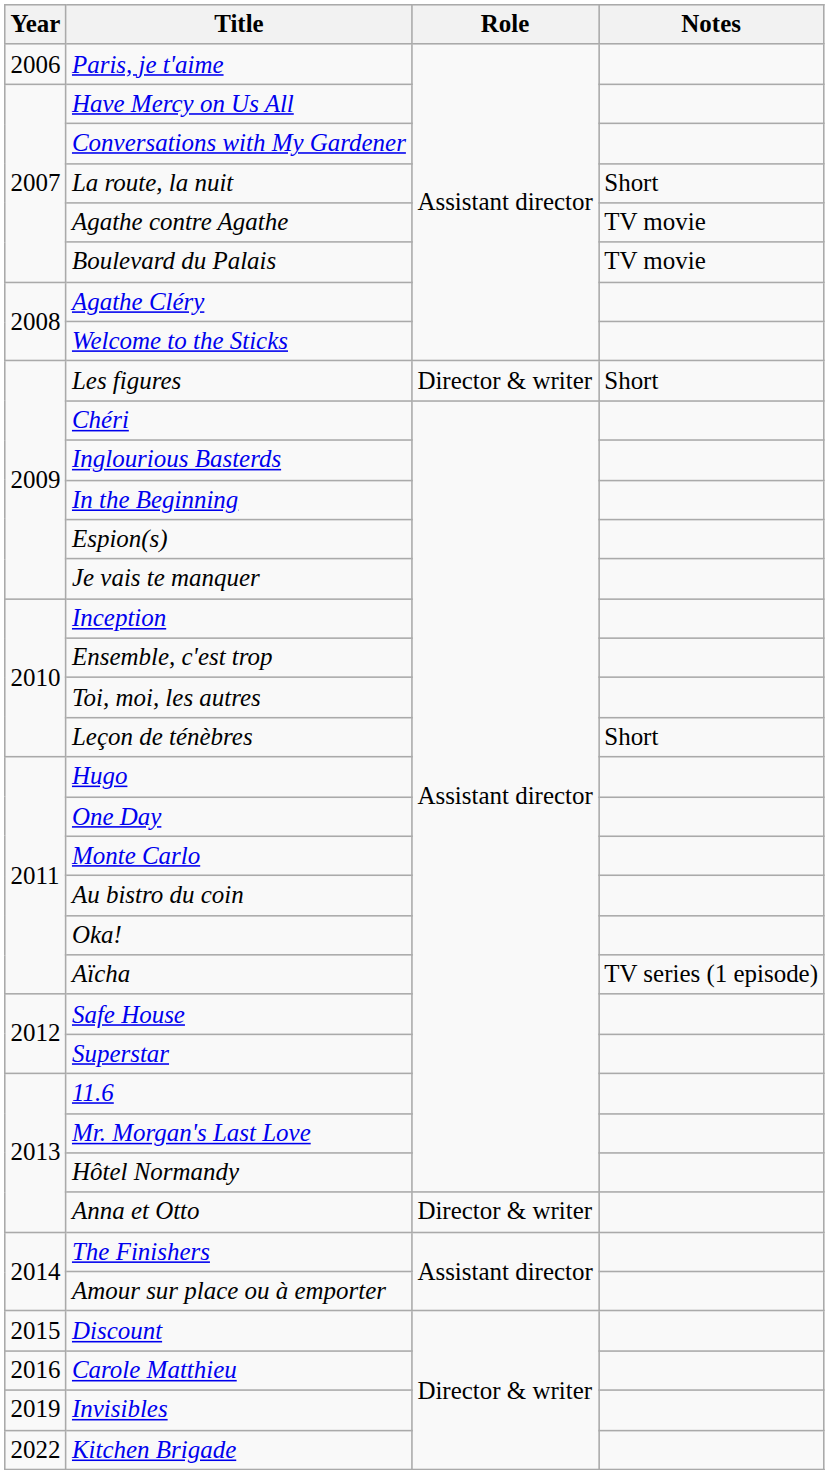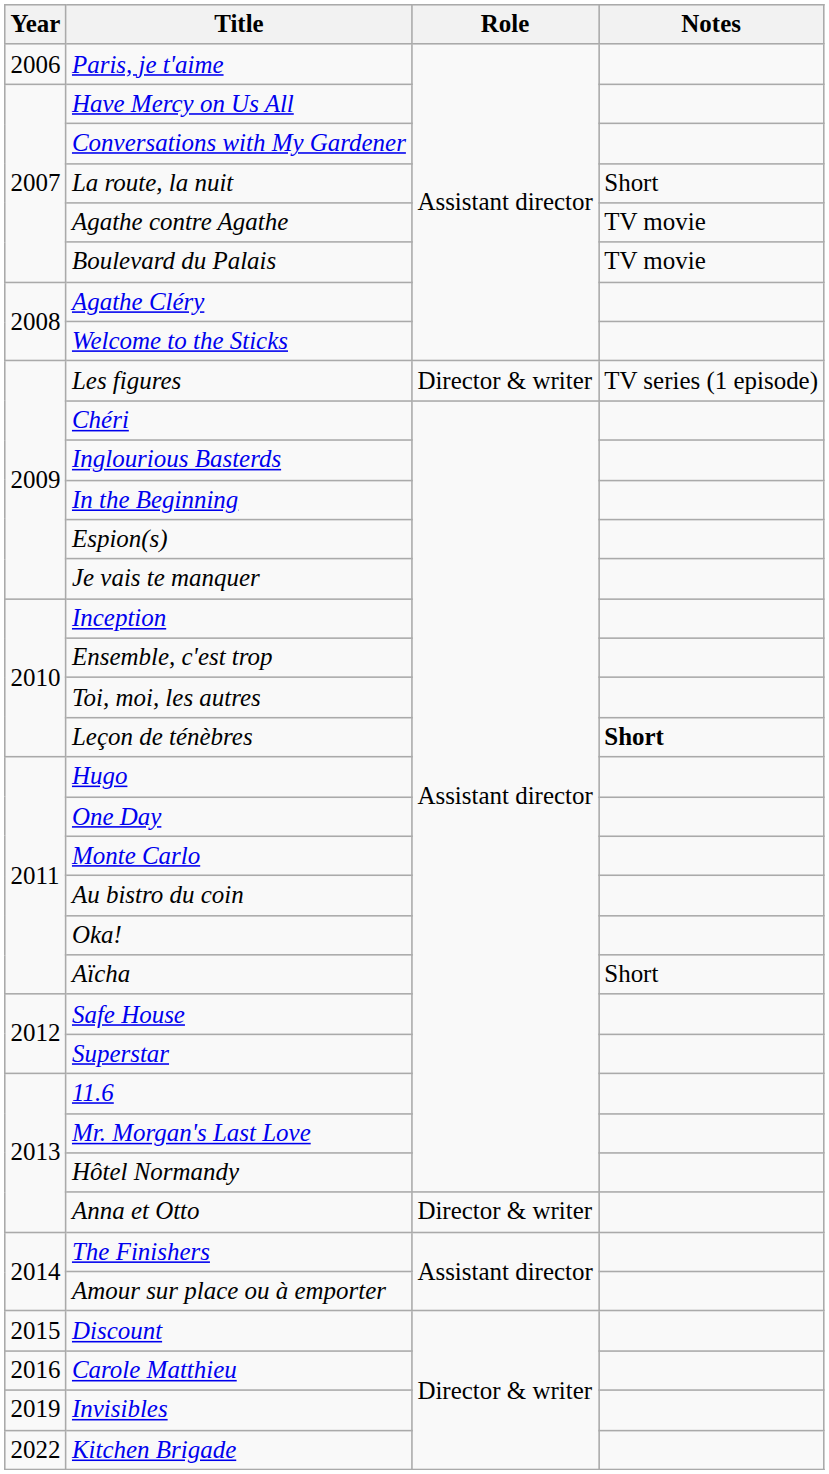(631, 380) Short -> (711, 380) TV series (1 episode)
(631, 736) normal -> (634, 736) bold
(711, 974) TV series (1 episode) -> (631, 974) Short
